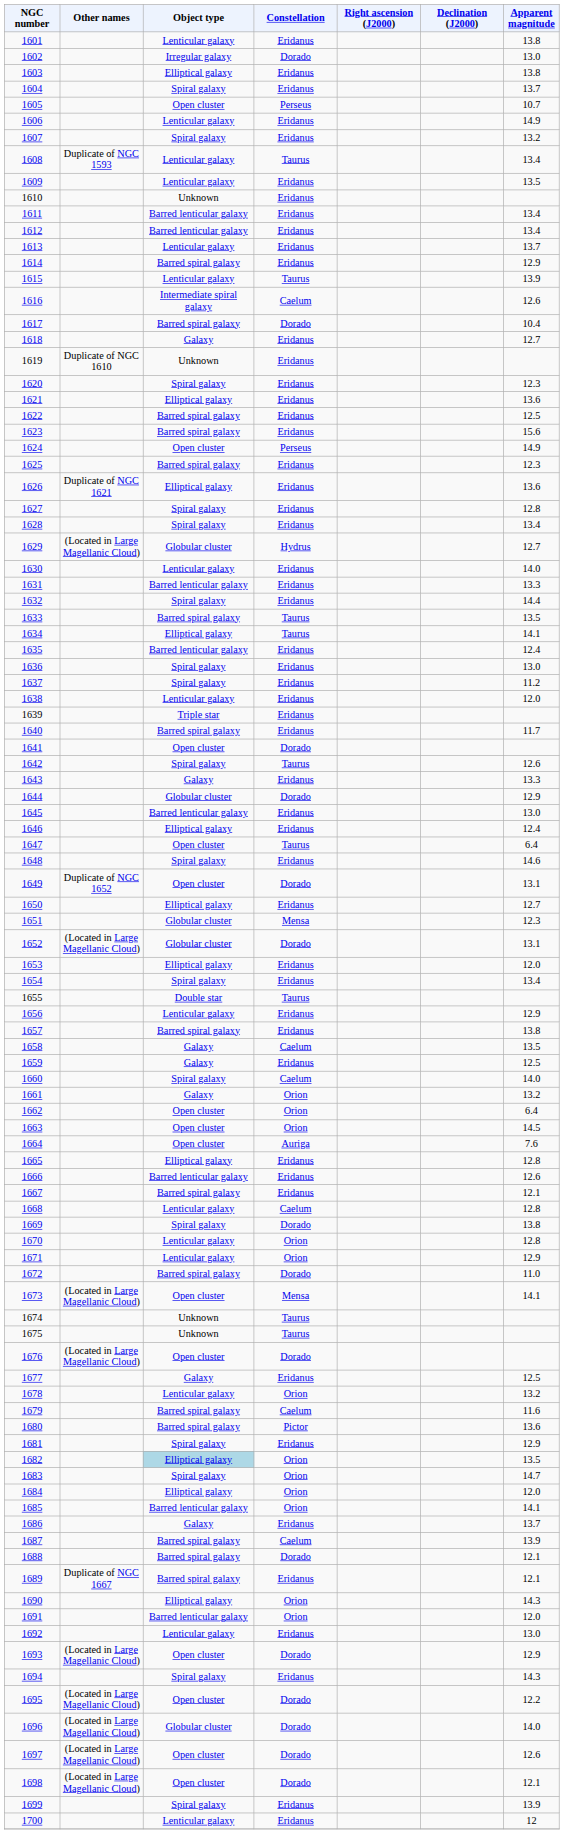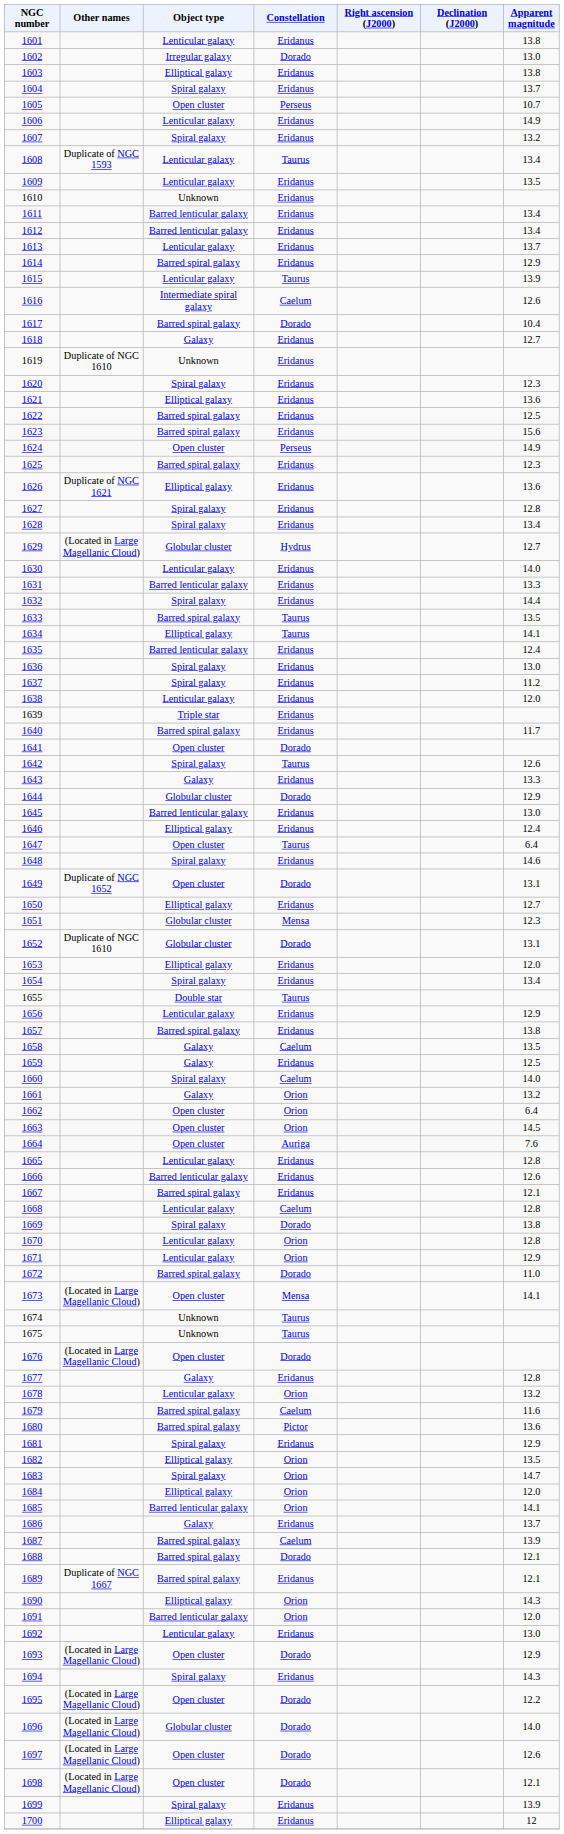(101, 943) (Located in Large Magellanic Cloud) -> (101, 943) Duplicate of NGC 1610
(199, 1160) Elliptical galaxy -> (199, 1160) Lenticular galaxy
(531, 1378) 12.5 -> (531, 1378) 12.8
(199, 1459) lightblue background -> (199, 1459) no background
(199, 1820) Lenticular galaxy -> (199, 1820) Elliptical galaxy
